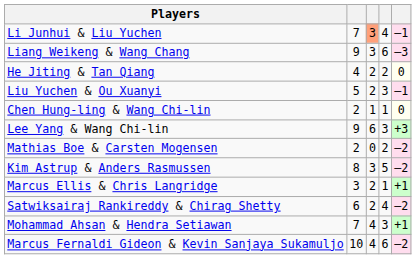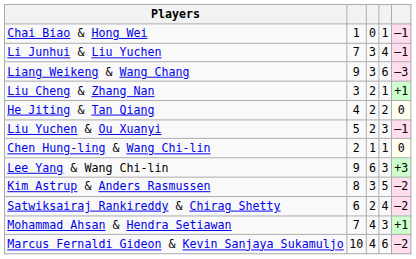+ row: (77, 33)
(372, 33) lightsalmon background -> (372, 52) no background
+ row: (81, 91)
- row: (112, 148)
- row: (112, 187)
